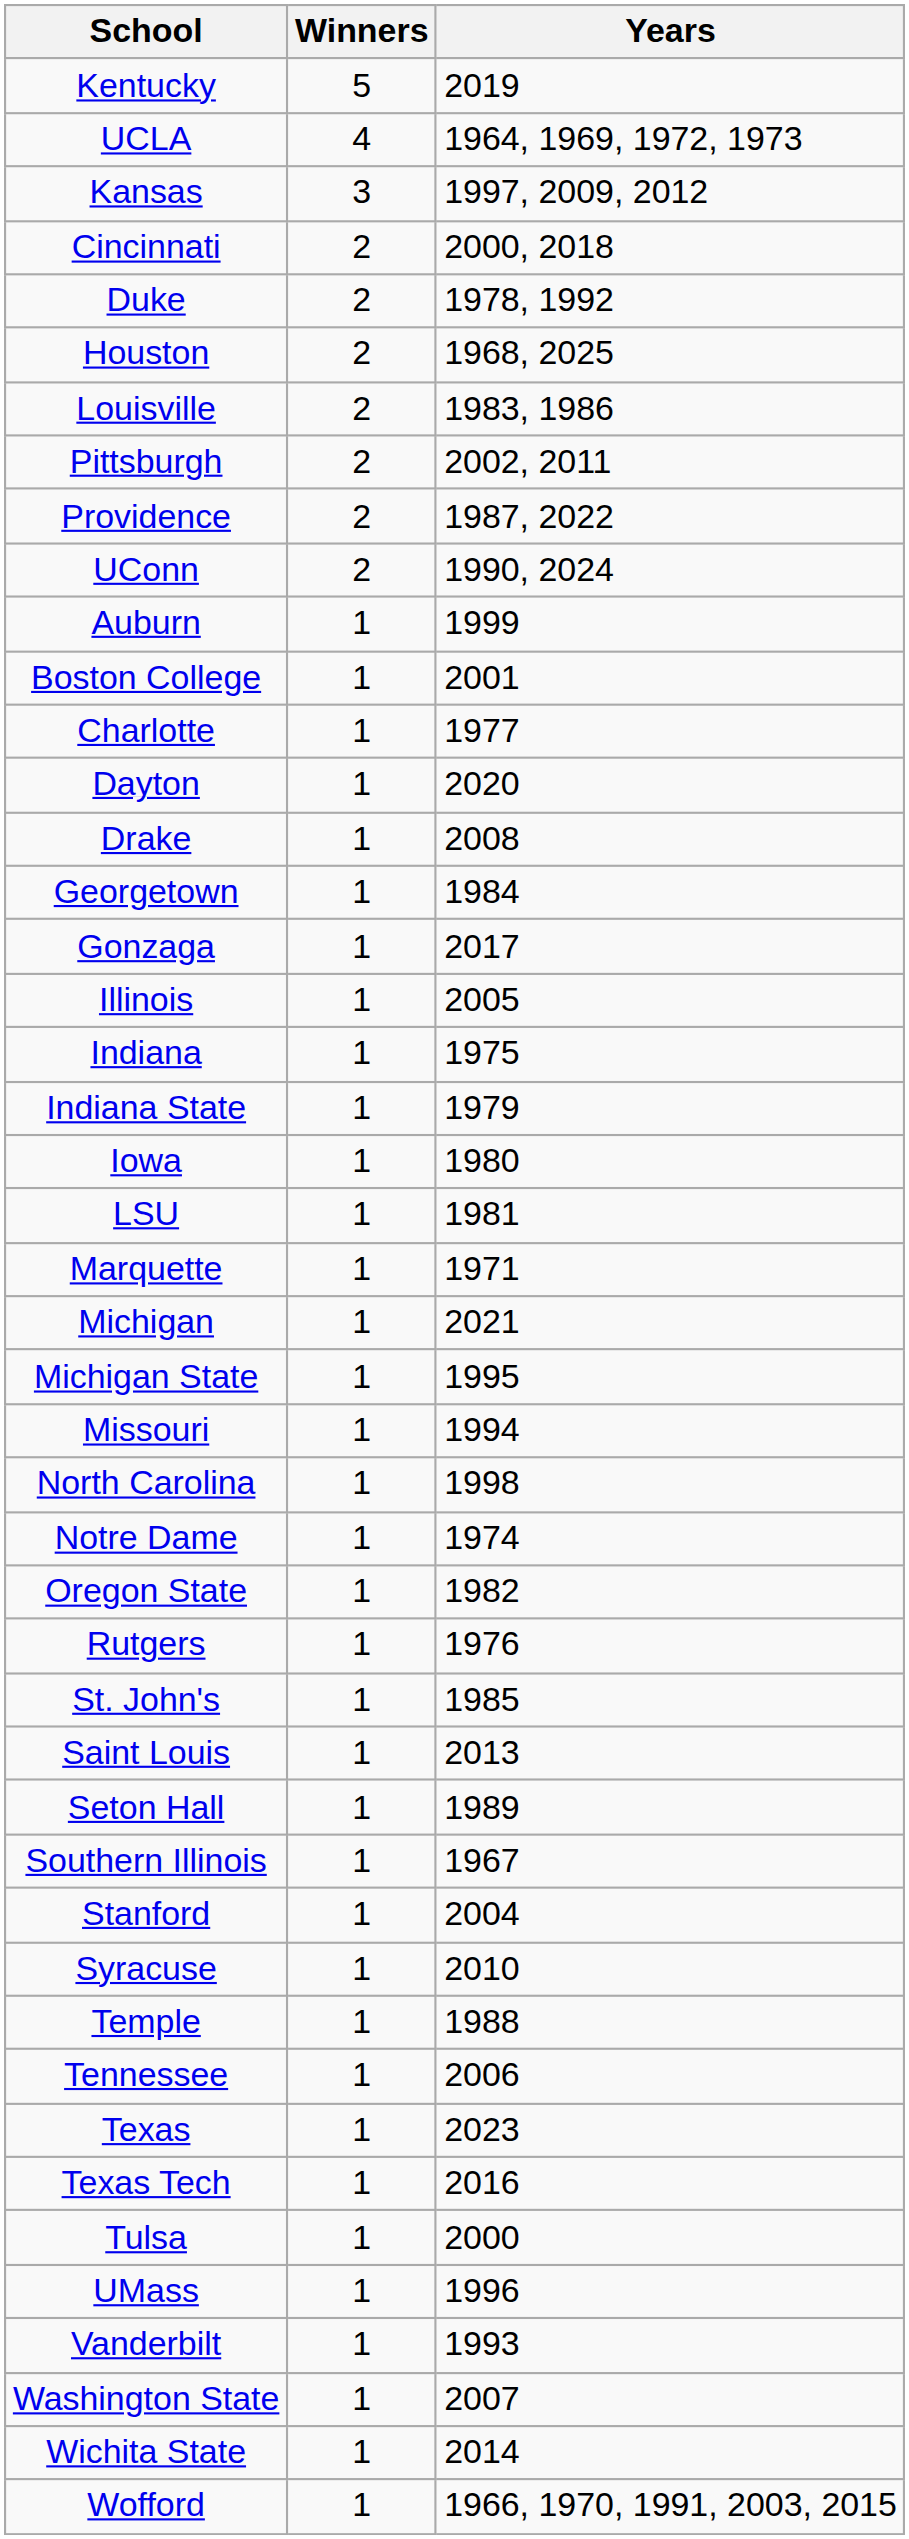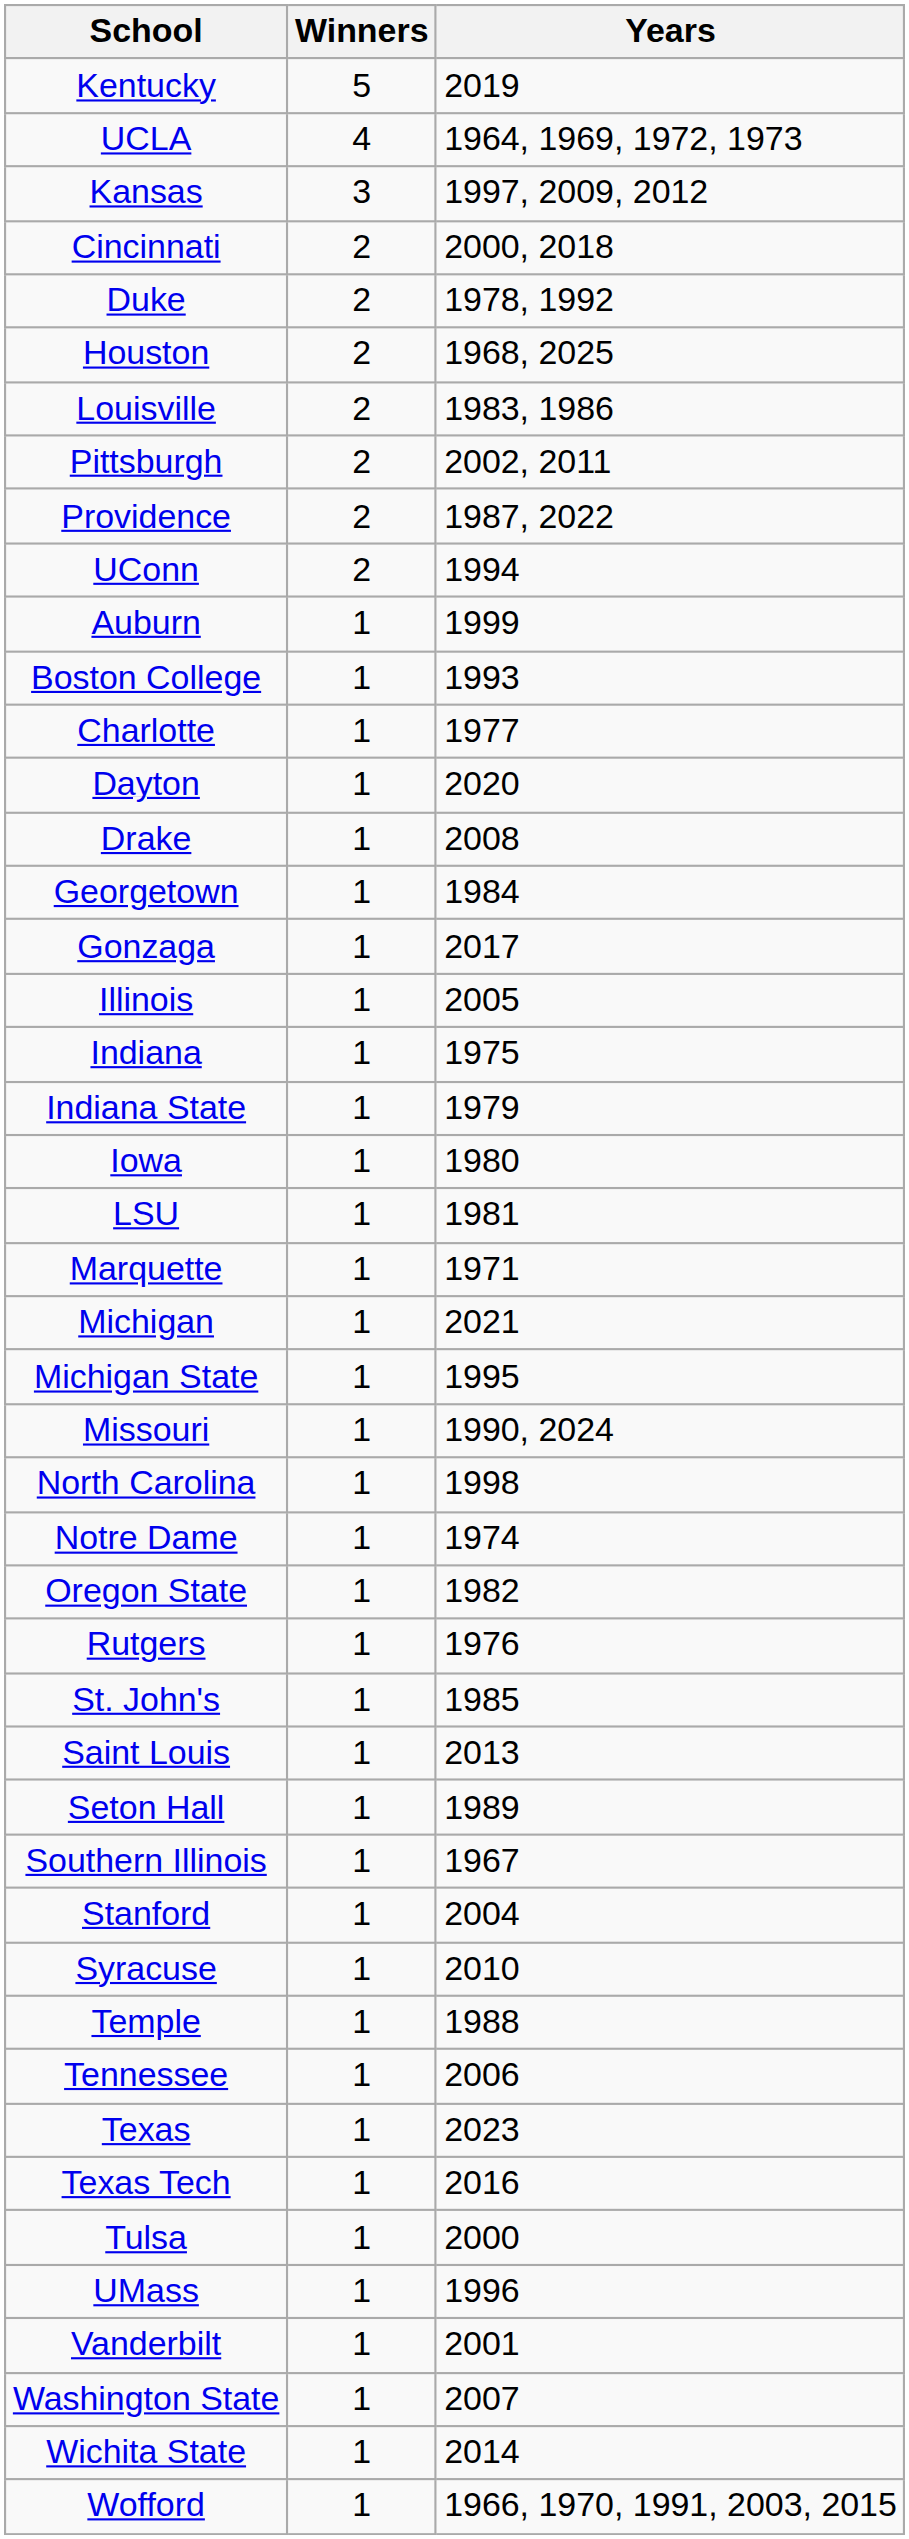(529, 569) 1990, 2024 -> (482, 569) 1994
(482, 676) 2001 -> (482, 676) 1993
(482, 1430) 1994 -> (529, 1430) 1990, 2024
(482, 2344) 1993 -> (482, 2344) 2001
